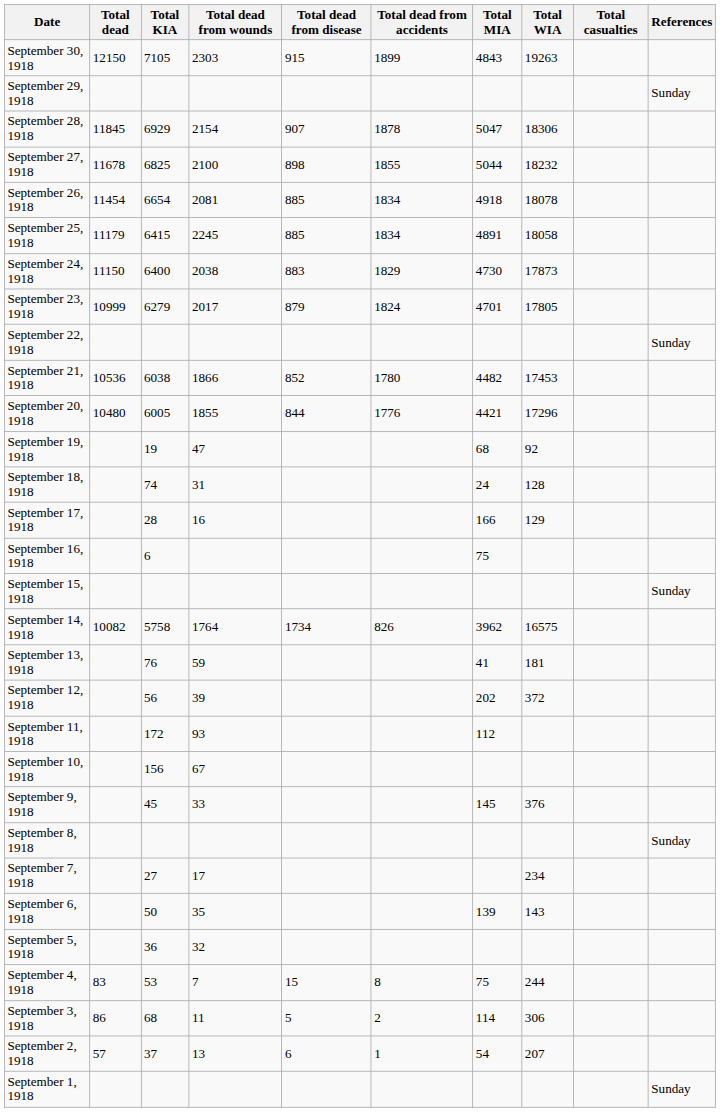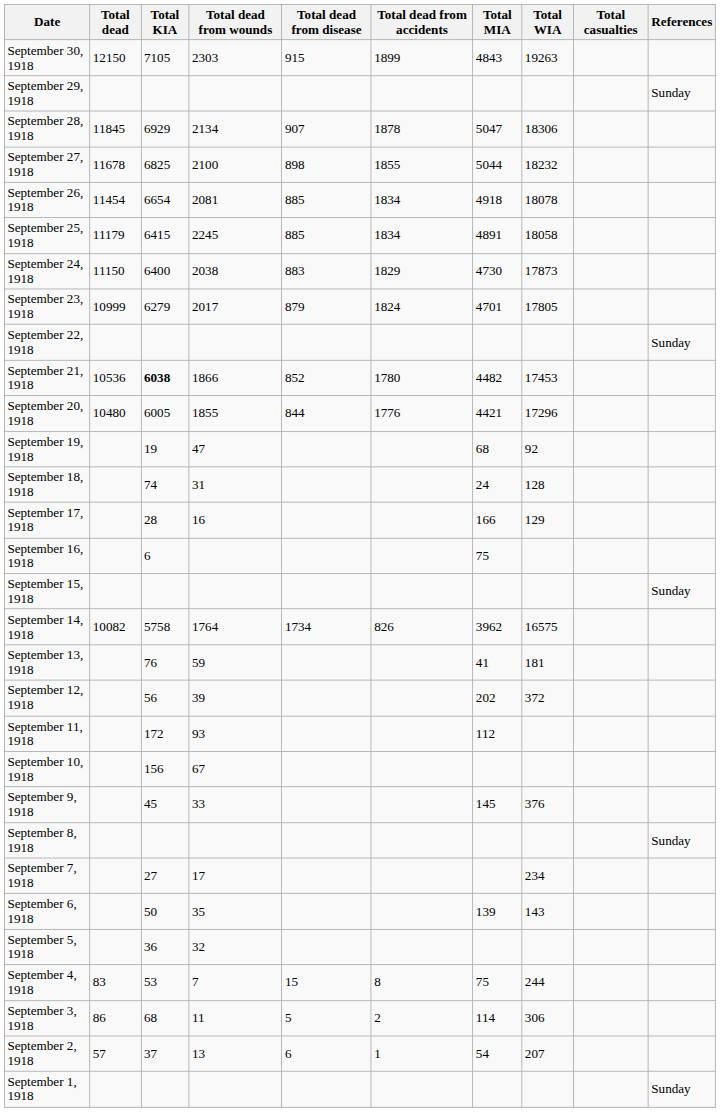(205, 128) 2154 -> (205, 128) 2134
(157, 377) normal -> (157, 377) bold
